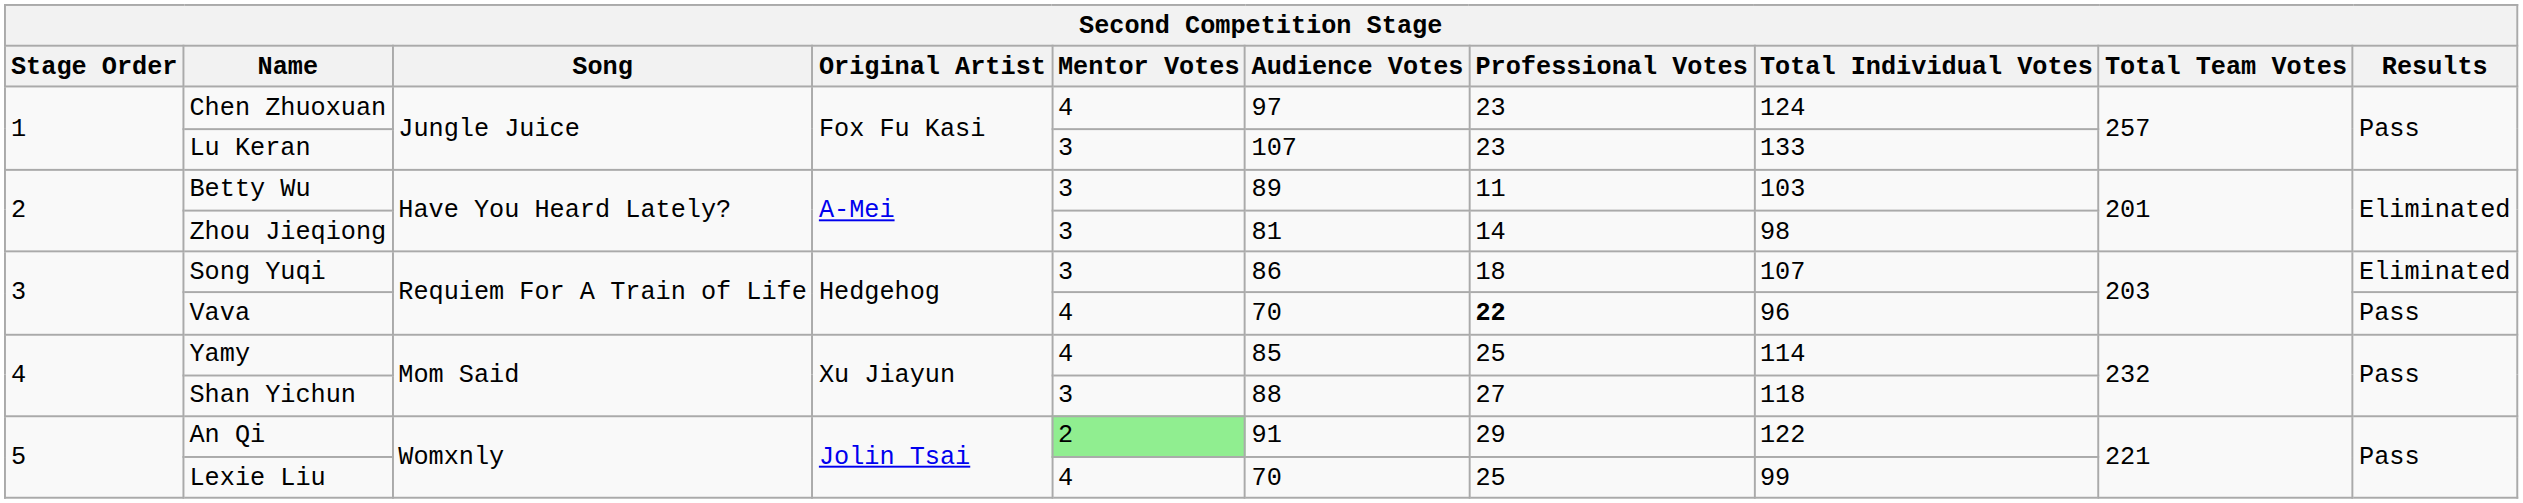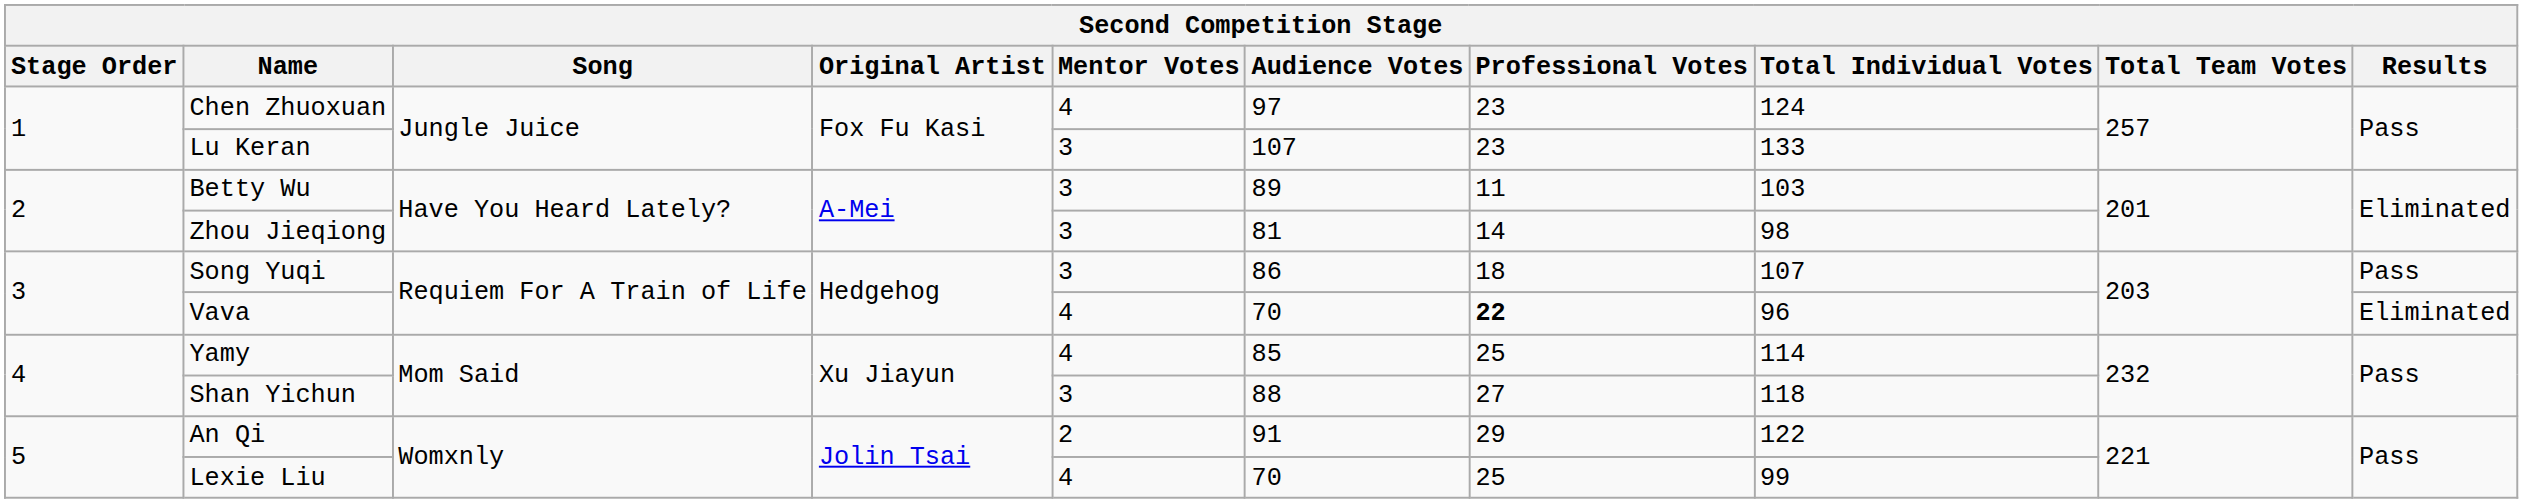(2435, 272) Eliminated -> (2389, 272) Pass
(2389, 313) Pass -> (2435, 313) Eliminated
(1066, 437) lightgreen background -> (1066, 437) no background
